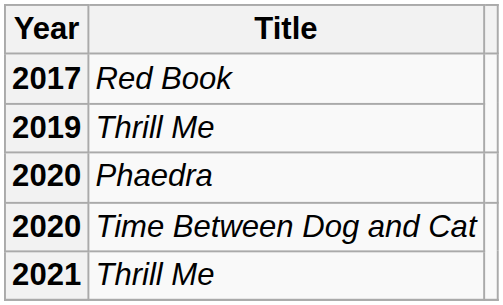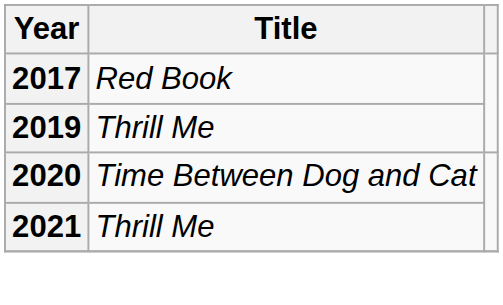- row: (47, 176)
